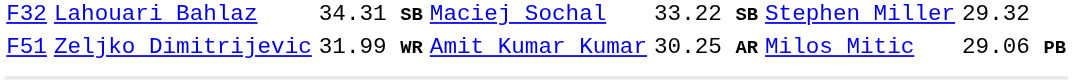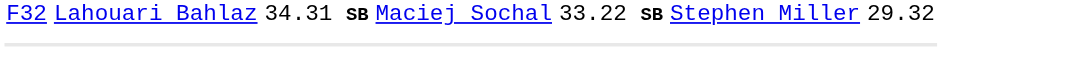- row: (27, 47)
